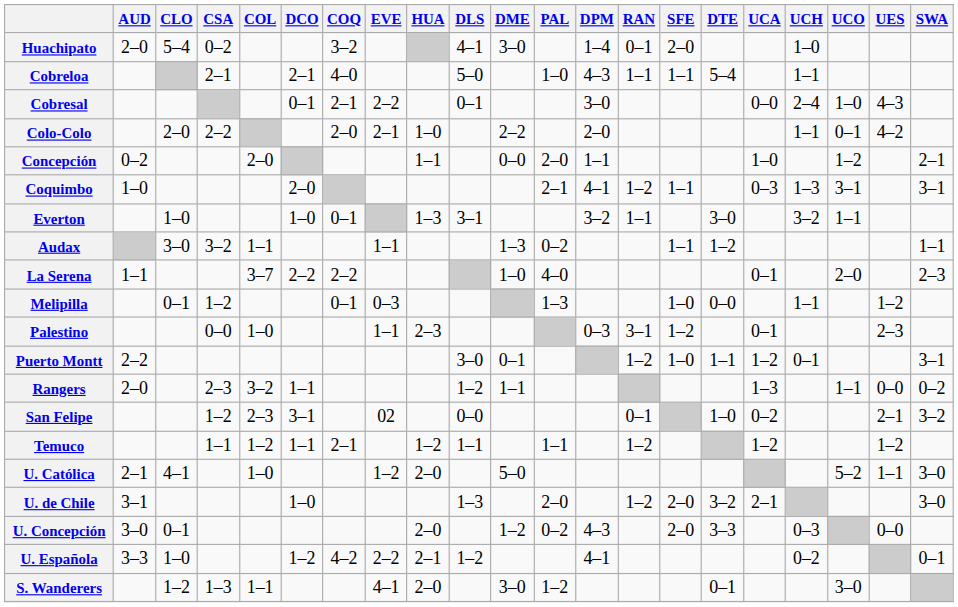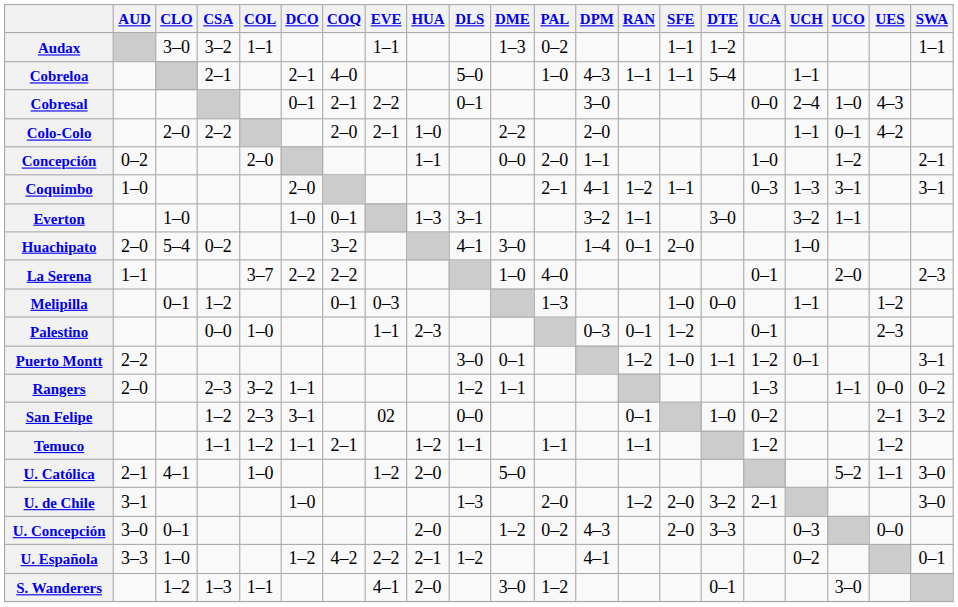rows swapped: (59, 247) <-> (59, 48)
(639, 331) 3–1 -> (639, 331) 0–1
(639, 445) 1–2 -> (639, 445) 1–1
